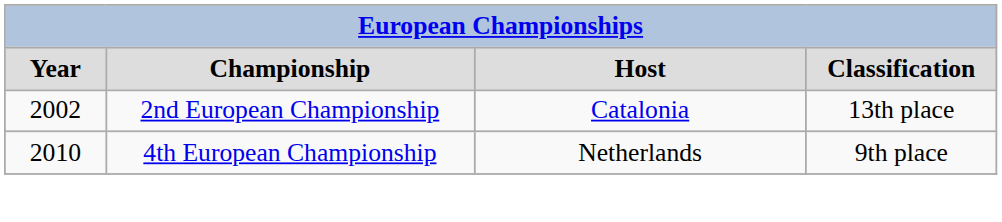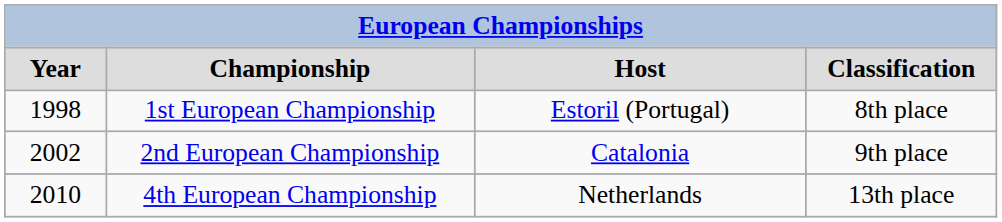+ row: (290, 110)
(901, 110) 13th place -> (901, 152) 9th place
(901, 152) 9th place -> (901, 195) 13th place
